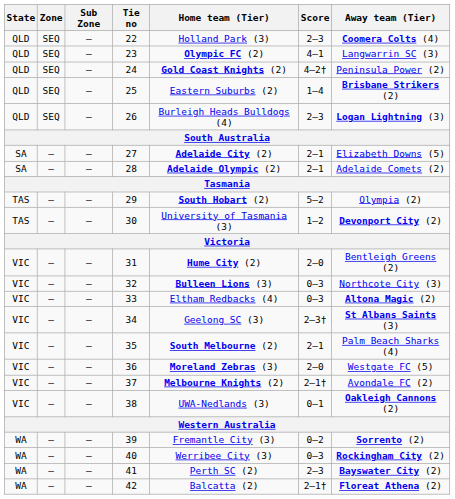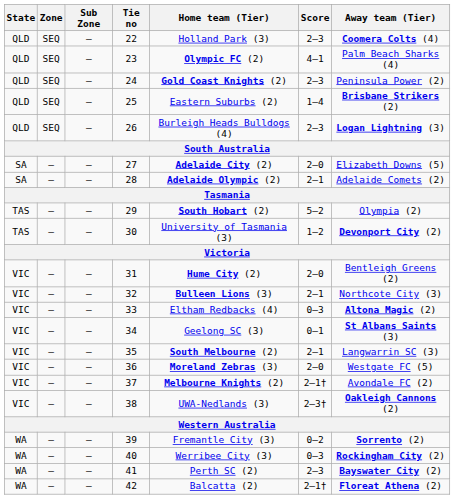(391, 54) Langwarrin SC (3) -> (391, 59) Palm Beach Sharks (4)
(315, 69) 4–2† -> (315, 80) 2–3
(315, 153) 2–1 -> (315, 164) 2–0
(315, 283) 0–3 -> (315, 294) 2–1
(315, 320) 2–3† -> (315, 331) 0–1
(391, 346) Palm Beach Sharks (4) -> (391, 352) Langwarrin SC (3)
(315, 404) 0–1 -> (315, 404) 2–3†
